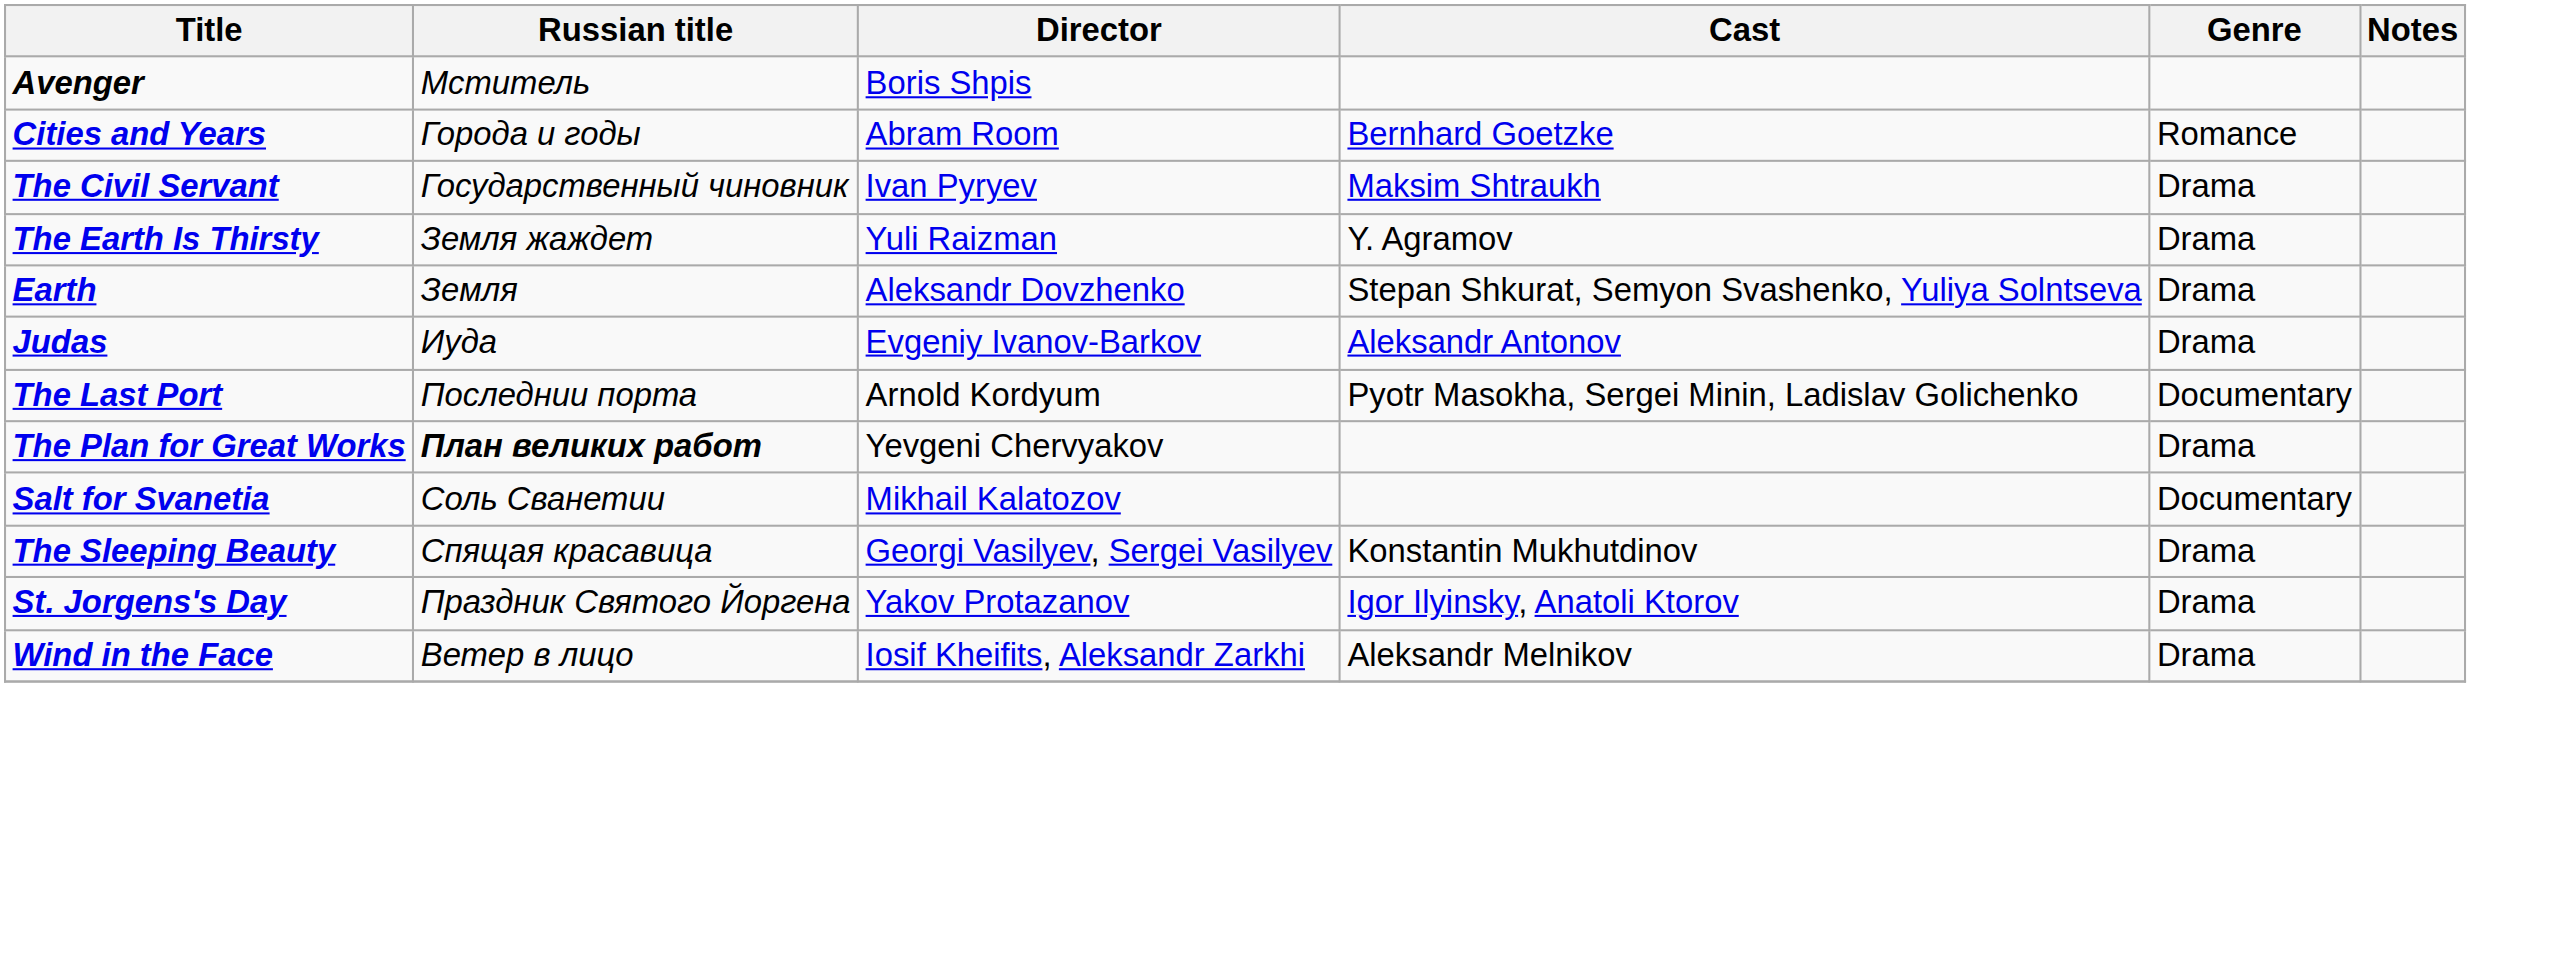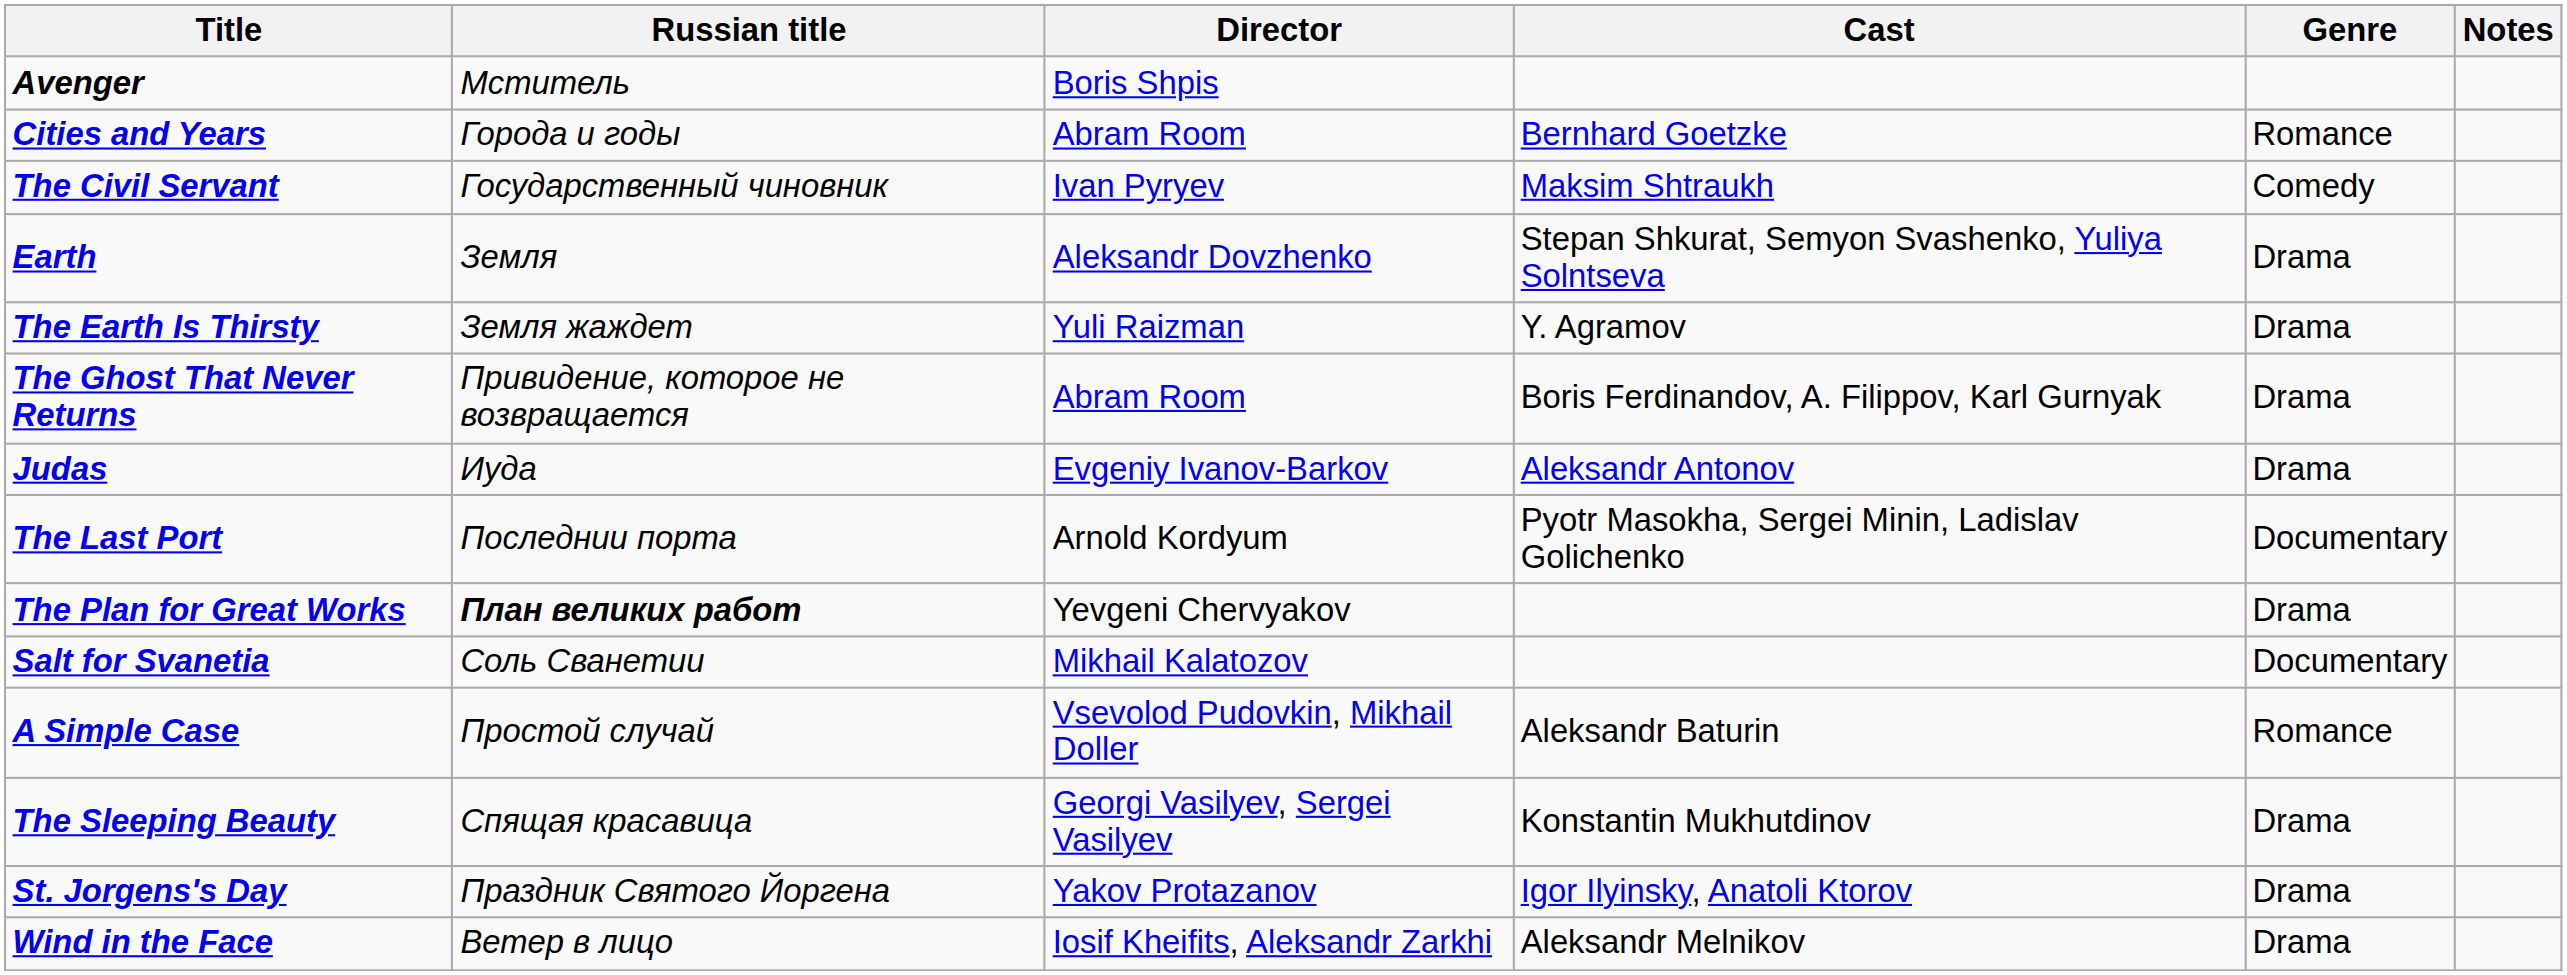(2206, 186) Drama -> (2314, 186) Comedy
rows swapped: (55, 290) <-> (166, 238)
+ row: (183, 397)
+ row: (126, 731)
